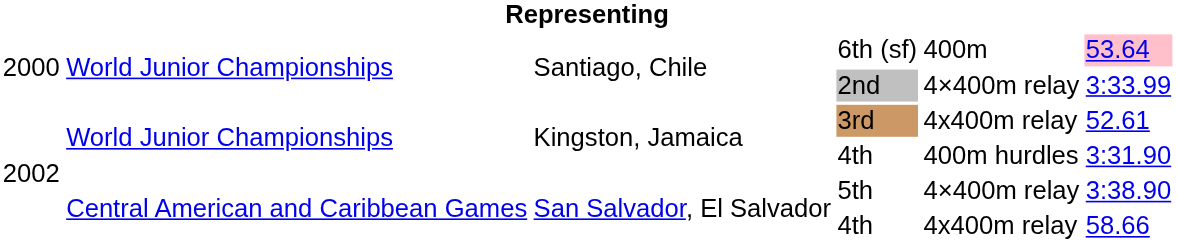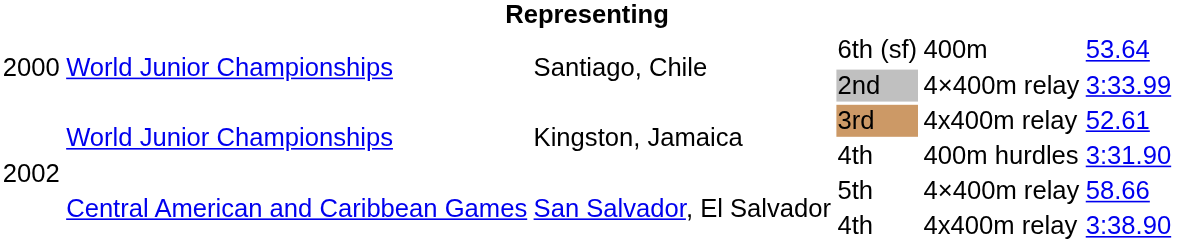(1118, 50) pink background -> (1118, 50) no background
(1128, 190) 3:38.90 -> (1118, 190) 58.66
(1118, 226) 58.66 -> (1128, 226) 3:38.90
